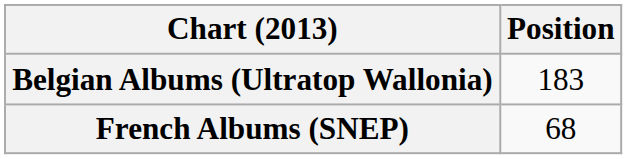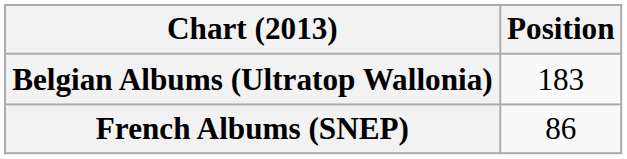(561, 128) 68 -> (561, 128) 86
